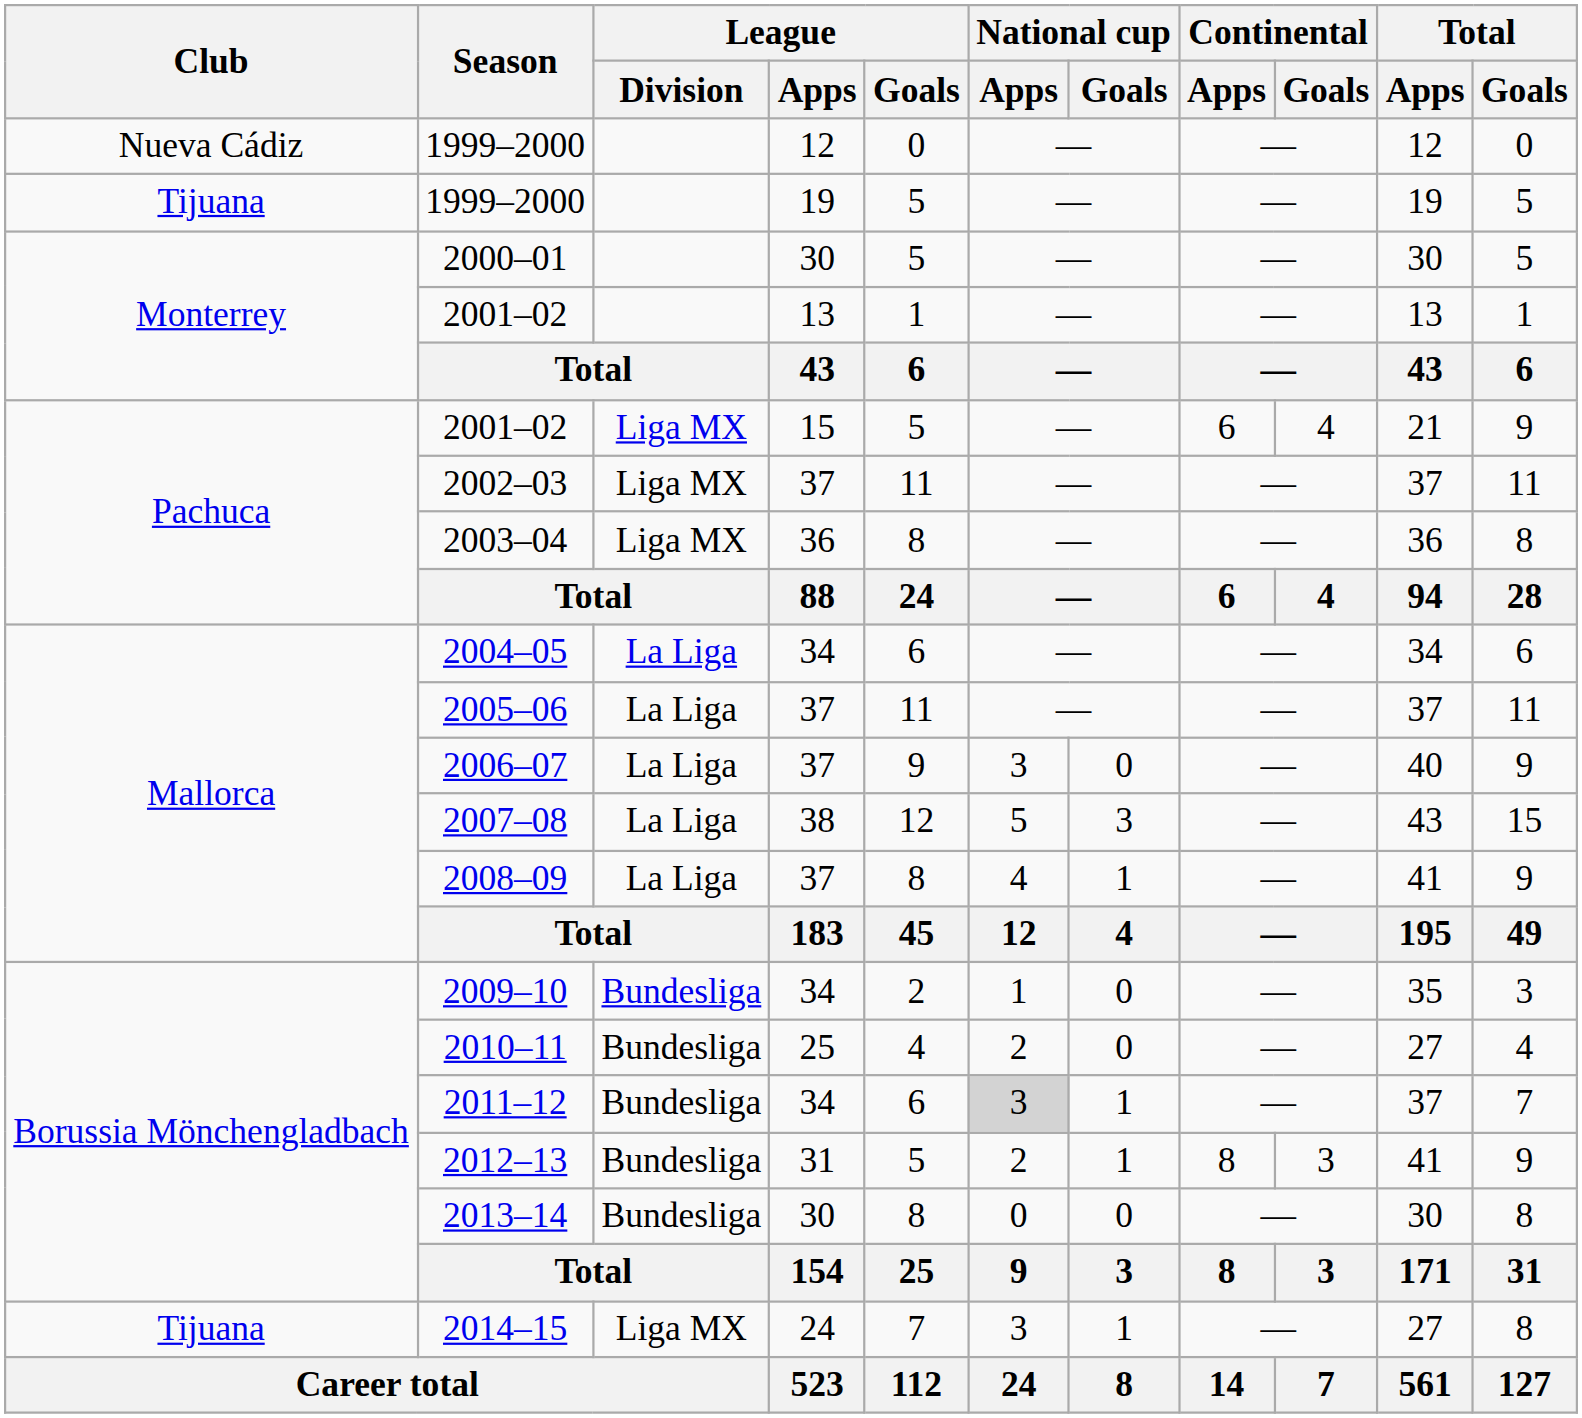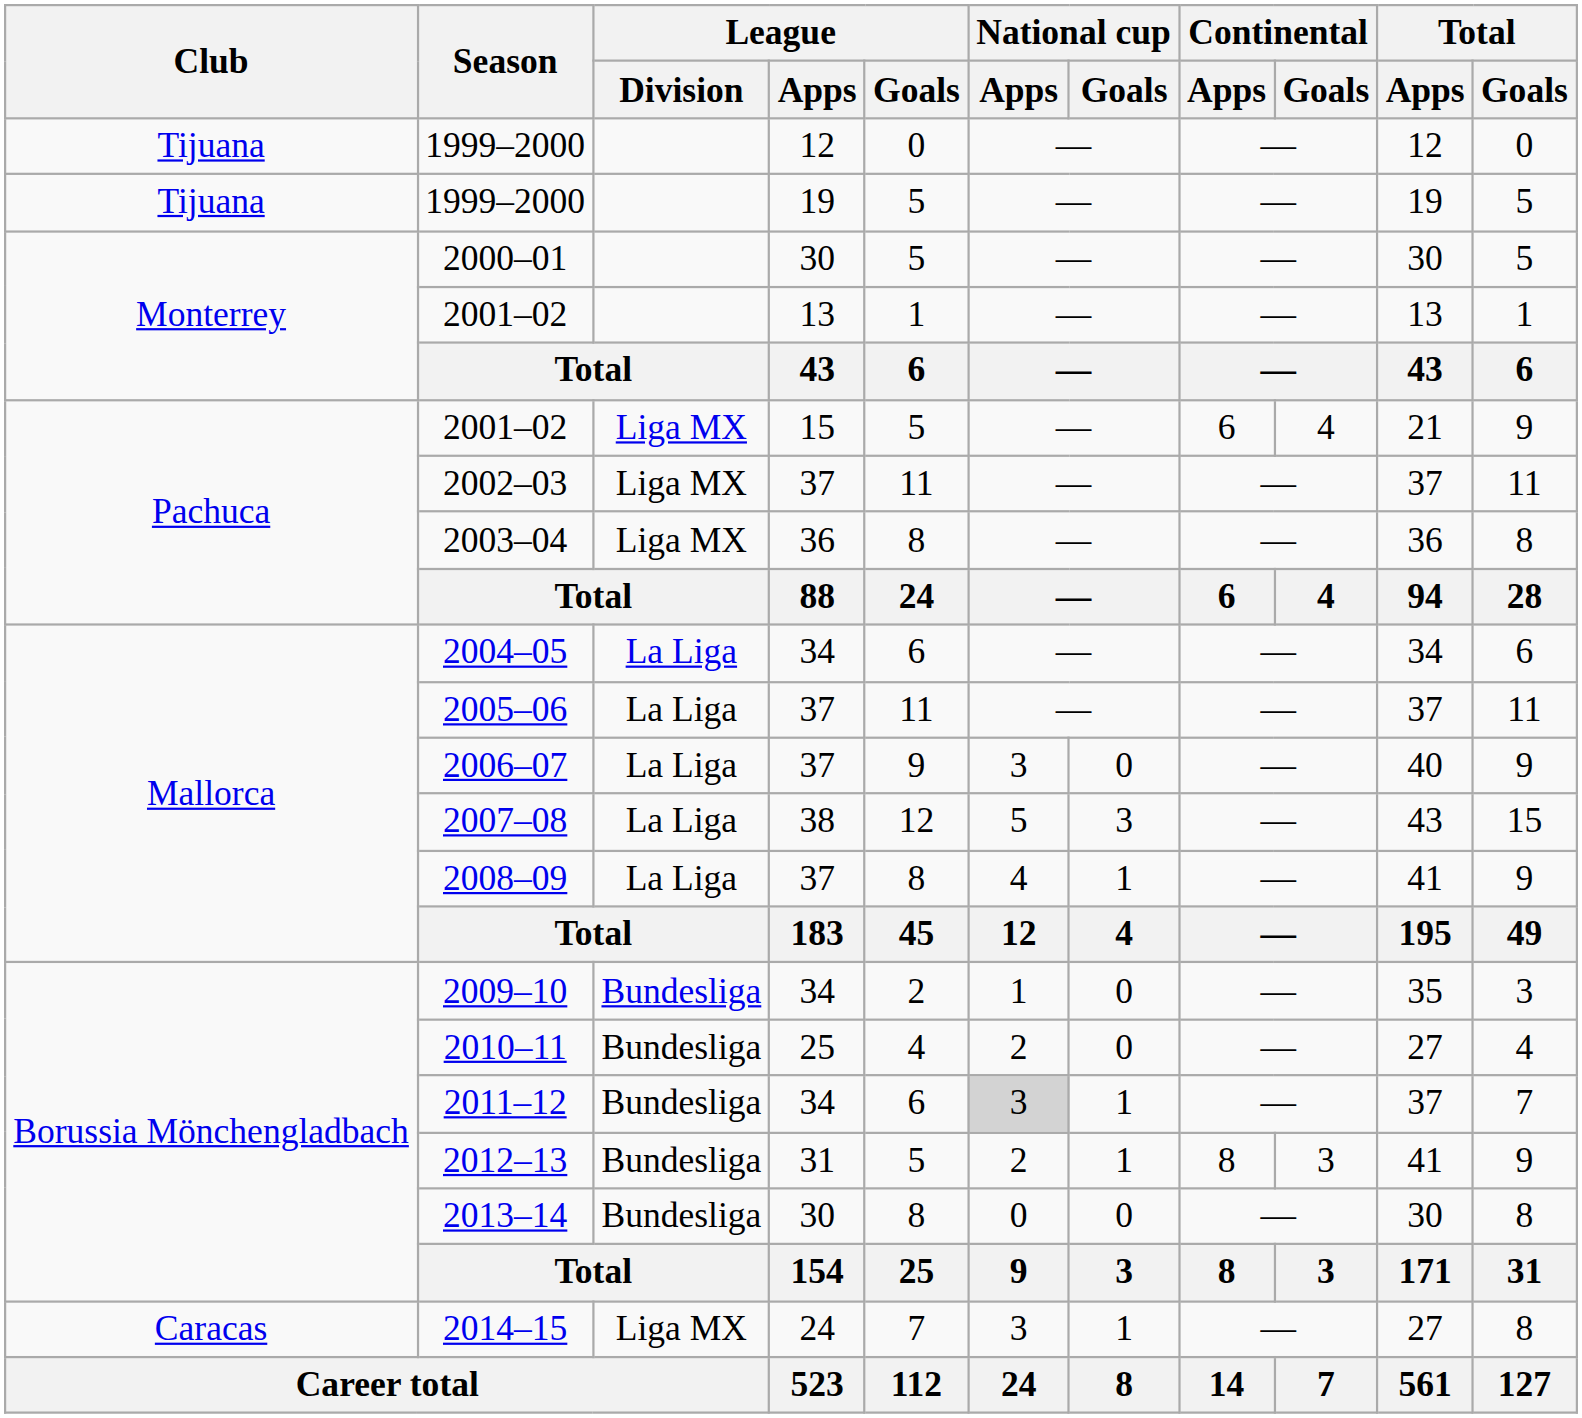(211, 145) Nueva Cádiz -> (211, 145) Tijuana
(211, 1328) Tijuana -> (211, 1328) Caracas
